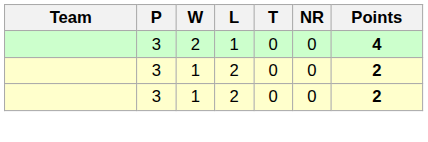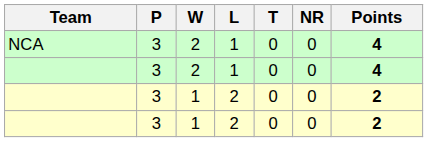+ row: (26, 44)
